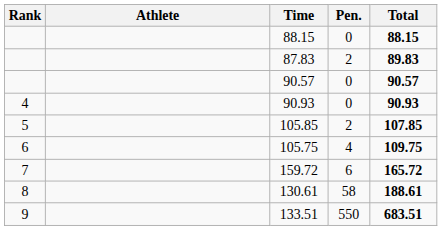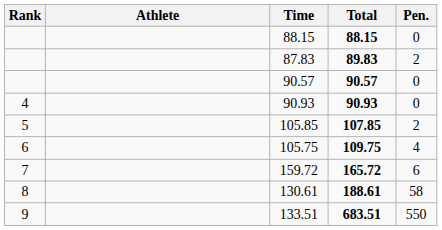columns swapped: (349, 15) <-> (403, 15)
